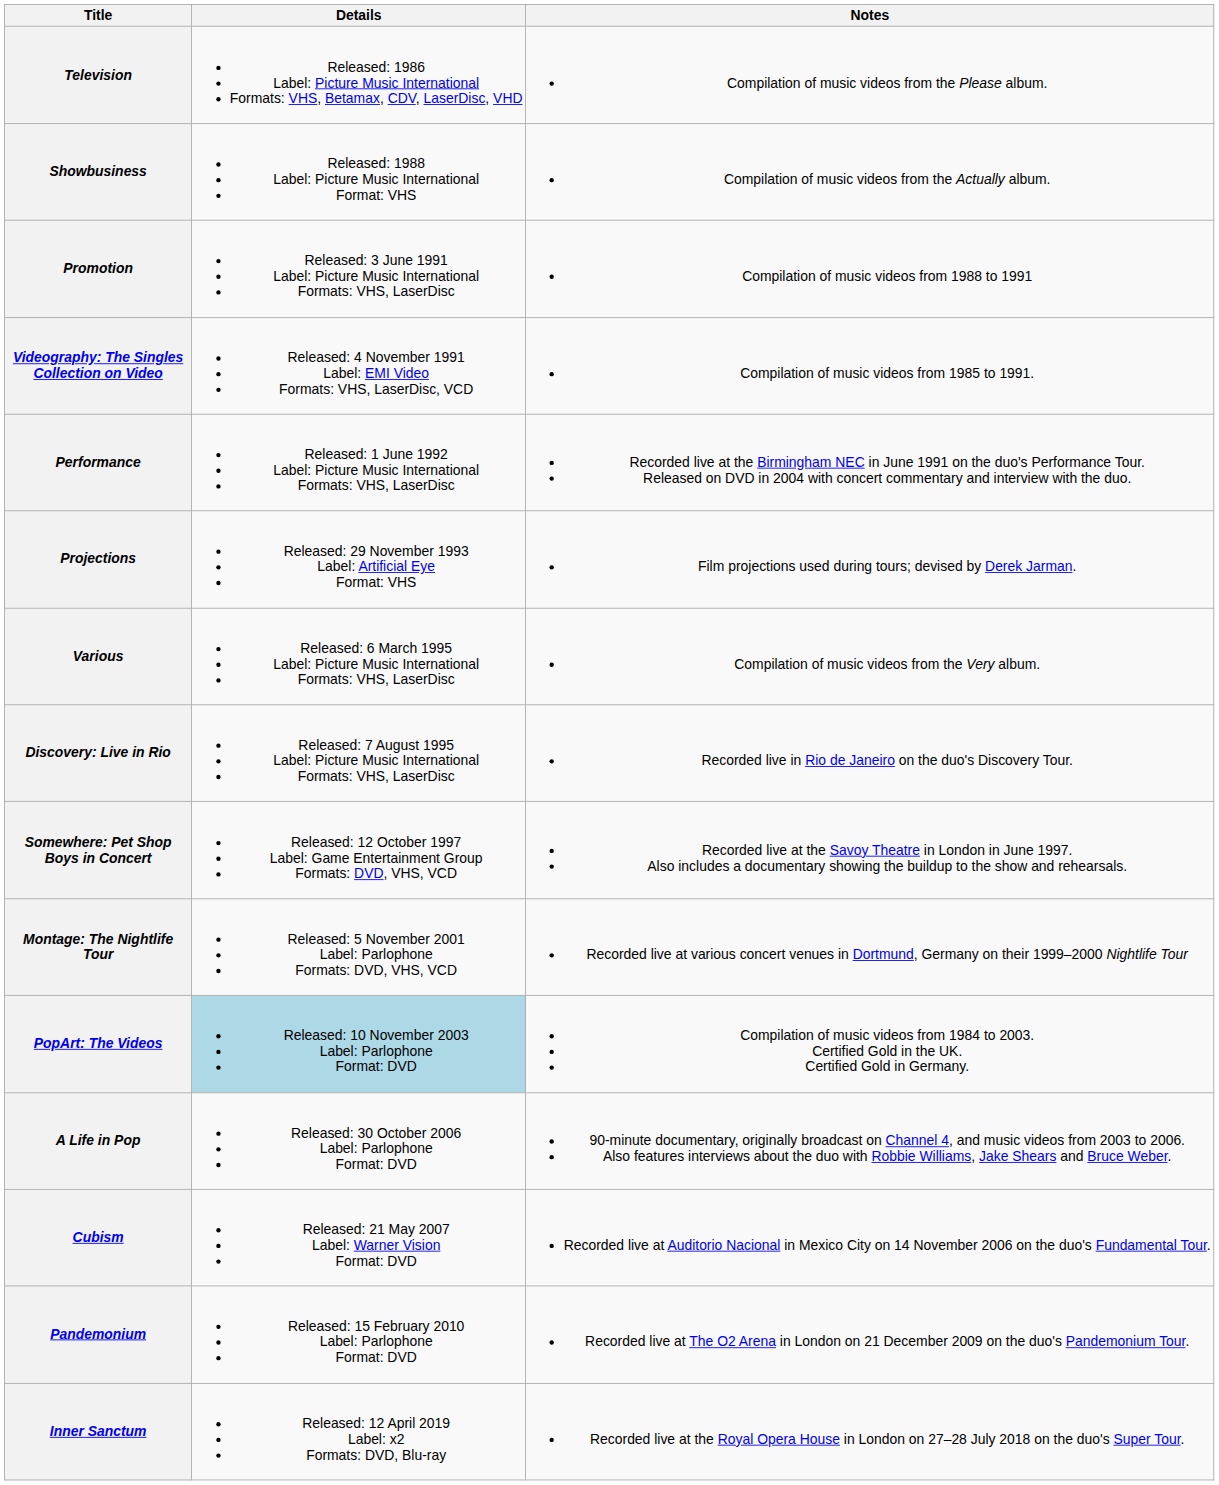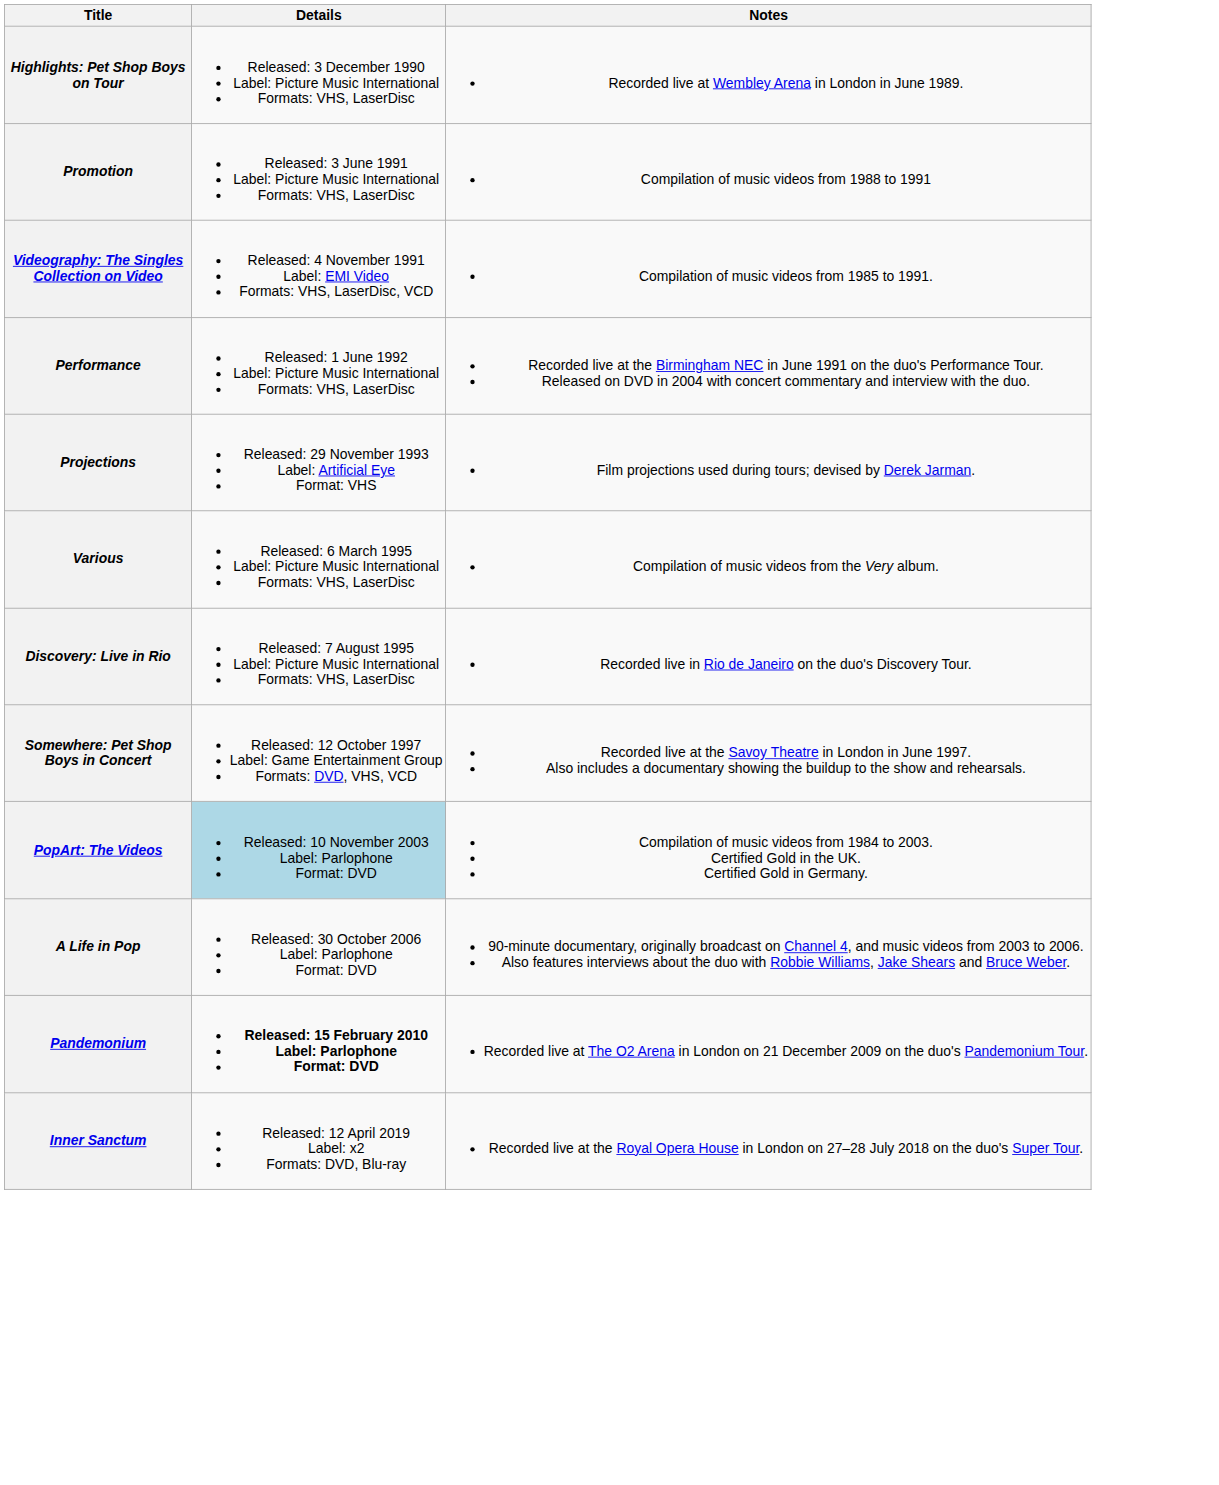- row: (98, 75)
- row: (98, 171)
+ row: (98, 75)
- row: (98, 947)
- row: (98, 1237)
(359, 1342) normal -> (319, 1052) bold
